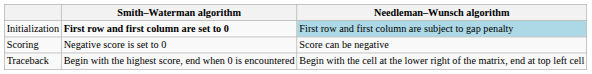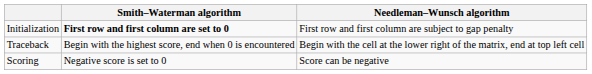(406, 28) lightblue background -> (406, 28) no background
rows swapped: (23, 45) <-> (28, 61)
